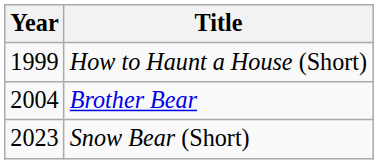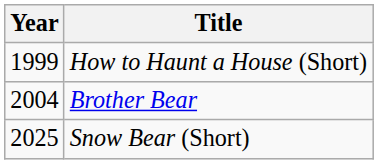(34, 138) 2023 -> (34, 138) 2025
